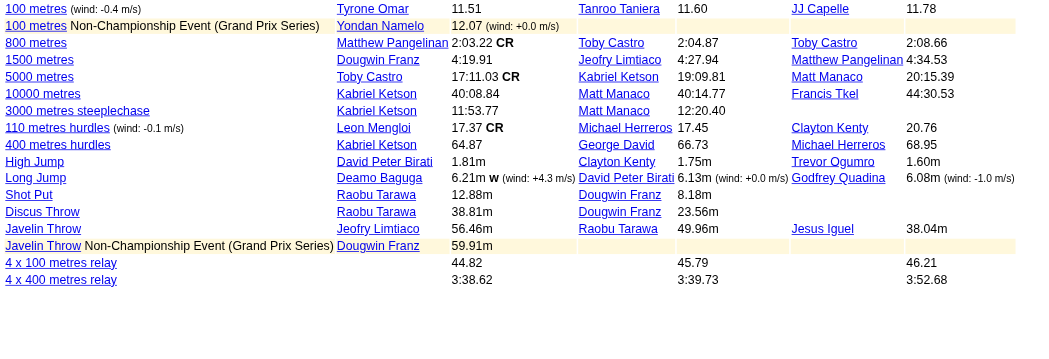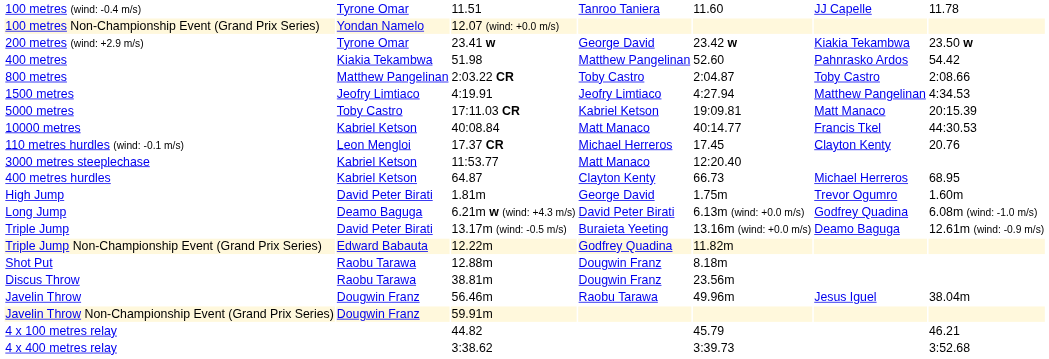+ row: (74, 43)
+ row: (36, 60)
(378, 60) Dougwin Franz -> (378, 94) Jeofry Limtiaco
rows swapped: (78, 110) <-> (95, 127)
(617, 144) George David -> (617, 178) Clayton Kenty
(617, 161) Clayton Kenty -> (617, 195) George David
+ row: (37, 229)
+ row: (164, 246)
(378, 229) Jeofry Limtiaco -> (378, 297) Dougwin Franz
